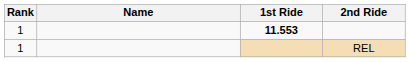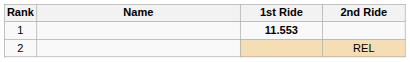(20, 48) 1 -> (20, 48) 2
